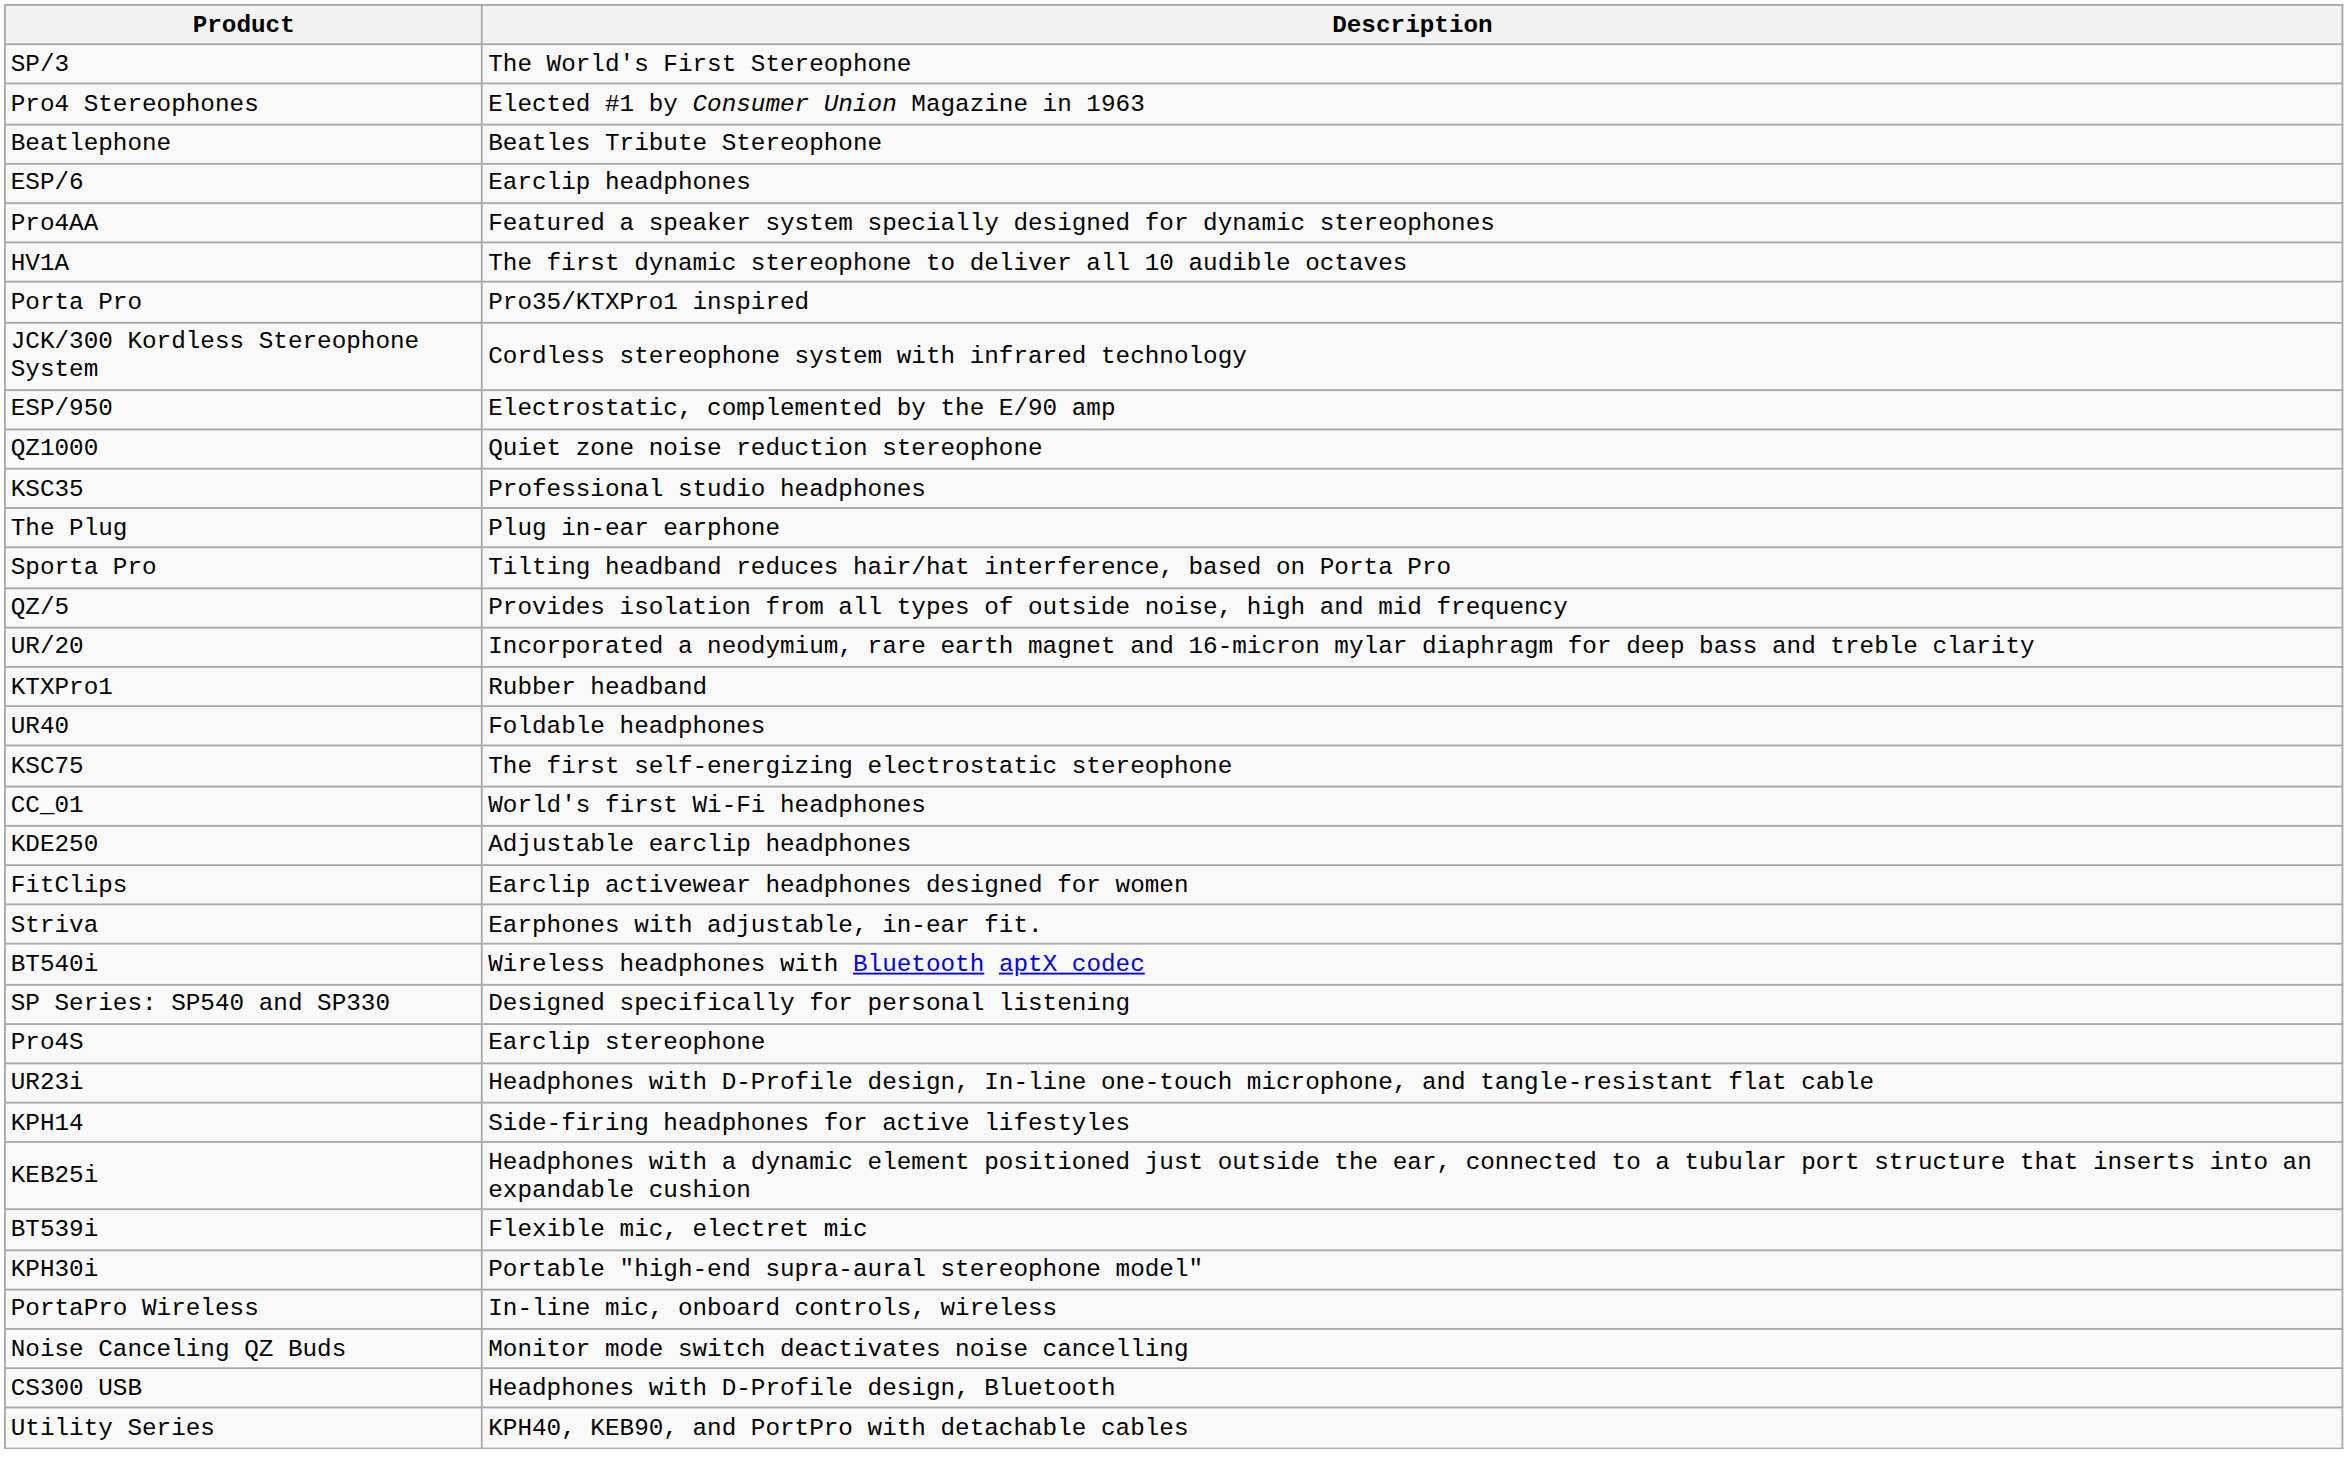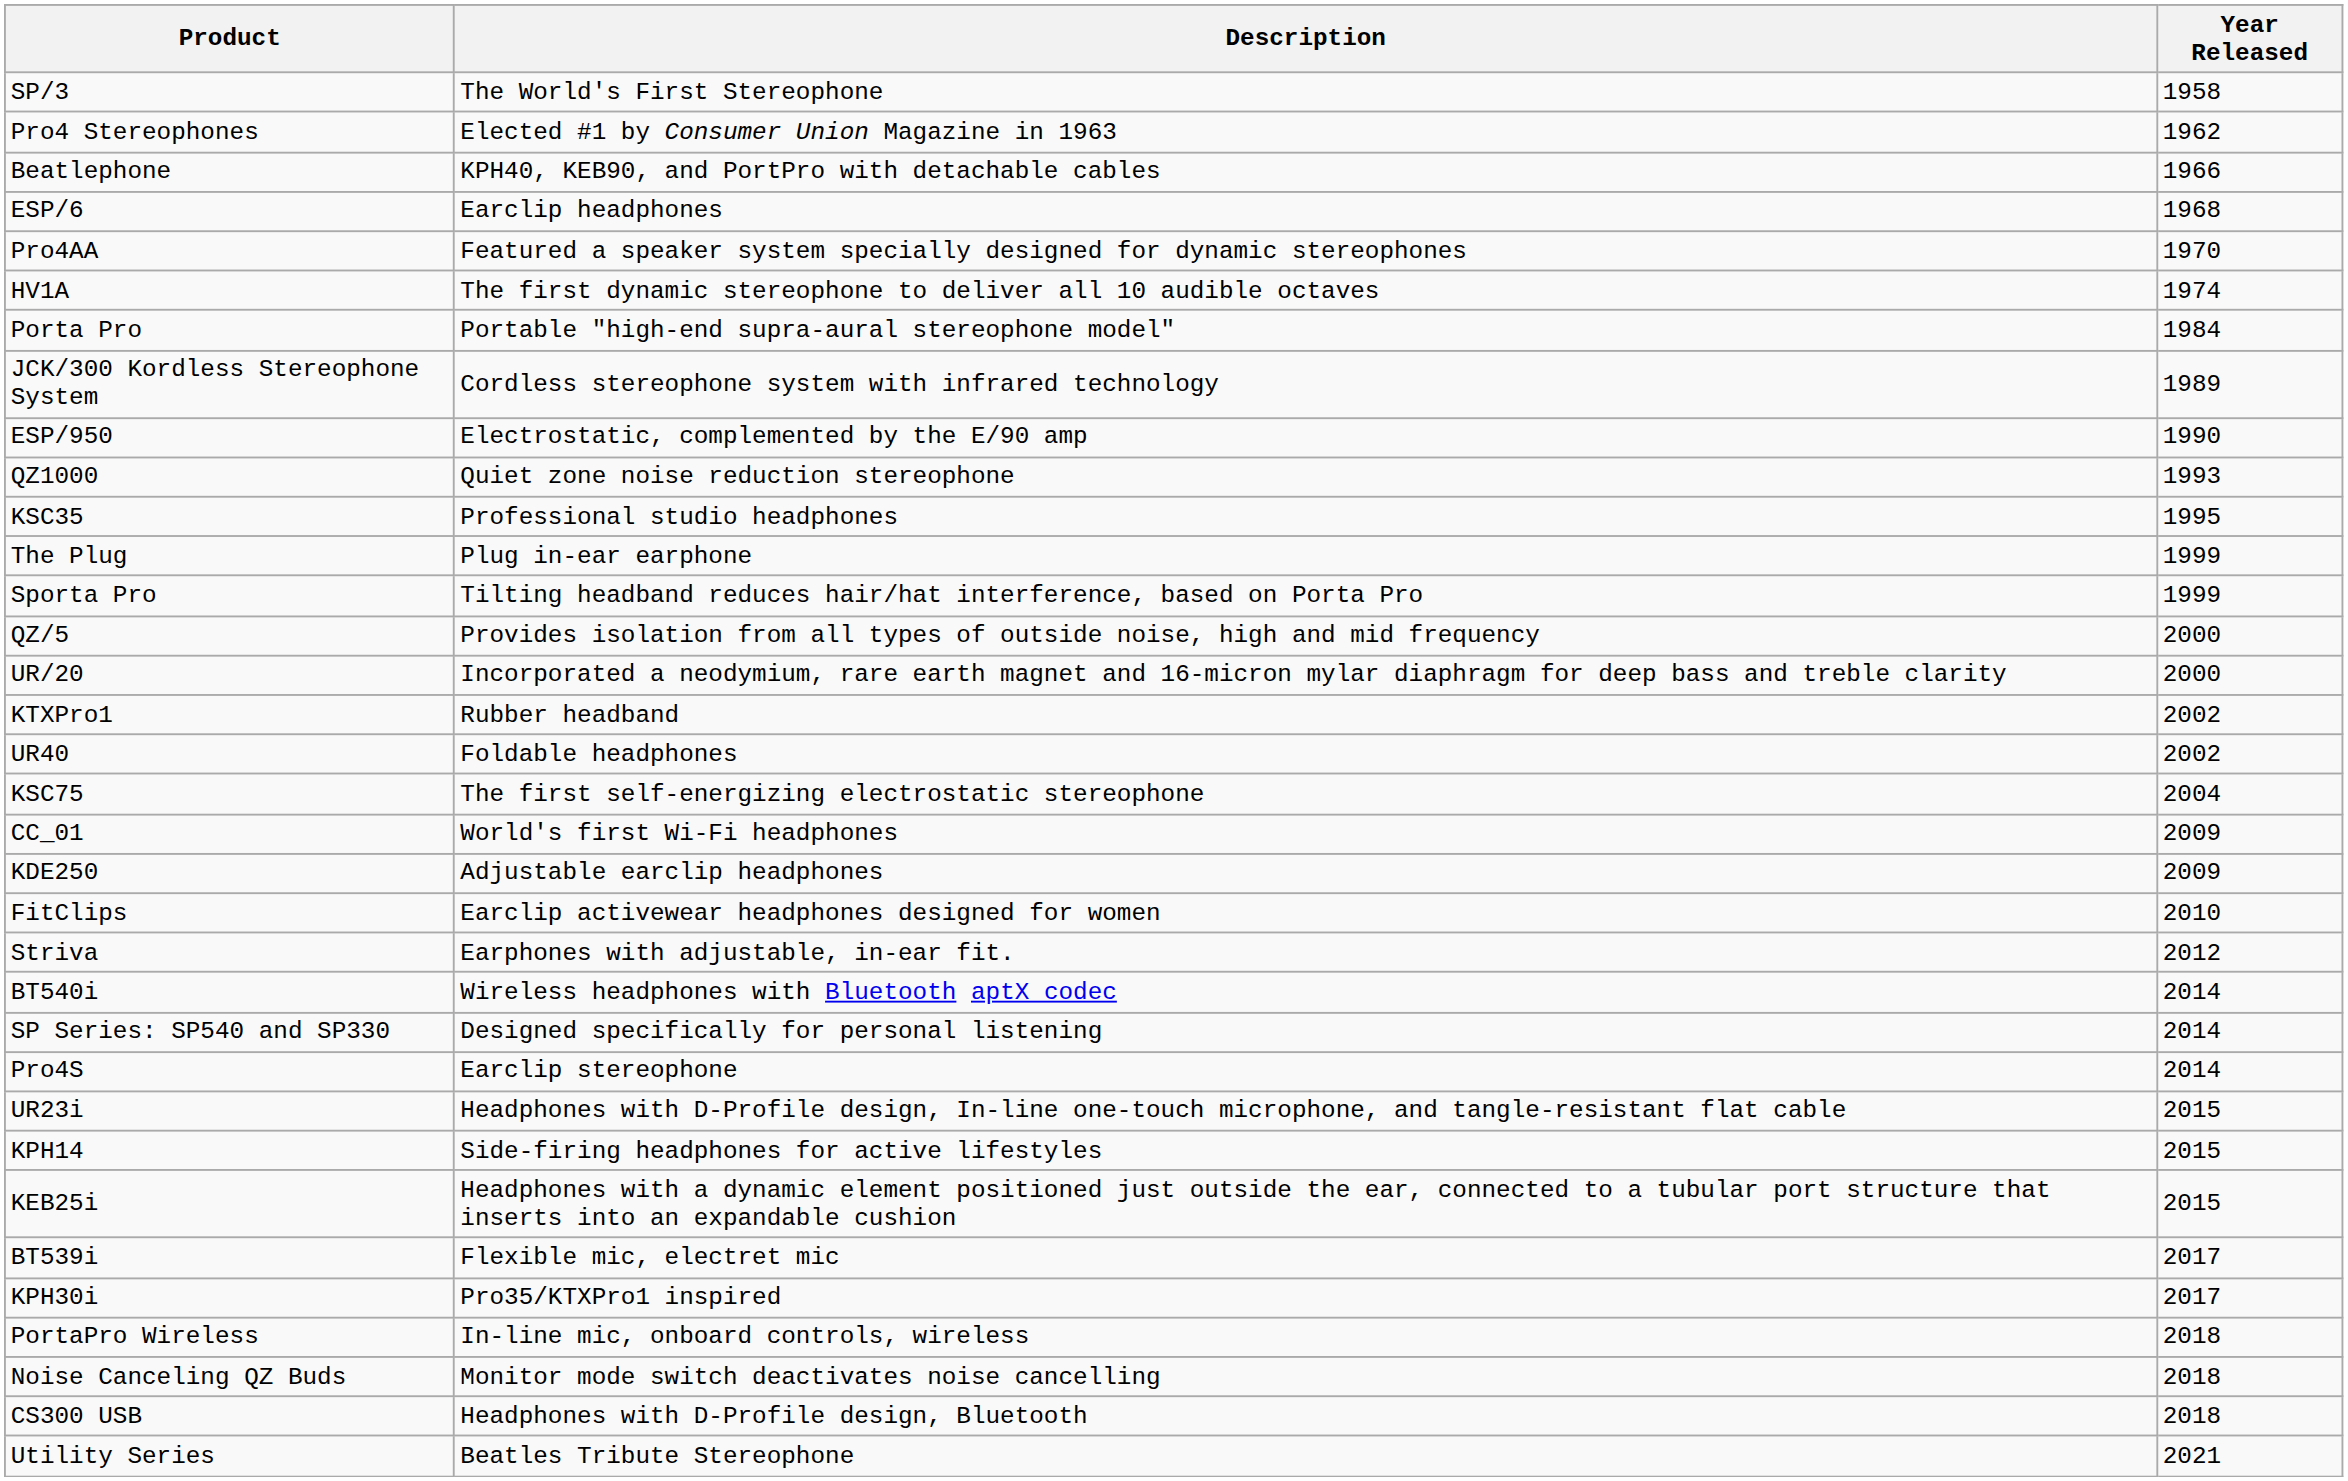+ column: (2250, 39)
(685, 144) Beatles Tribute Stereophone -> (810, 172) KPH40, KEB90, and PortPro with detachable cables
(649, 302) Pro35/KTXPro1 inspired -> (818, 330) Portable "high-end supra-aural stereophone model"
(846, 1269) Portable "high-end supra-aural stereophone model" -> (621, 1298) Pro35/KTXPro1 inspired
(838, 1428) KPH40, KEB90, and PortPro with detachable cables -> (657, 1456) Beatles Tribute Stereophone
